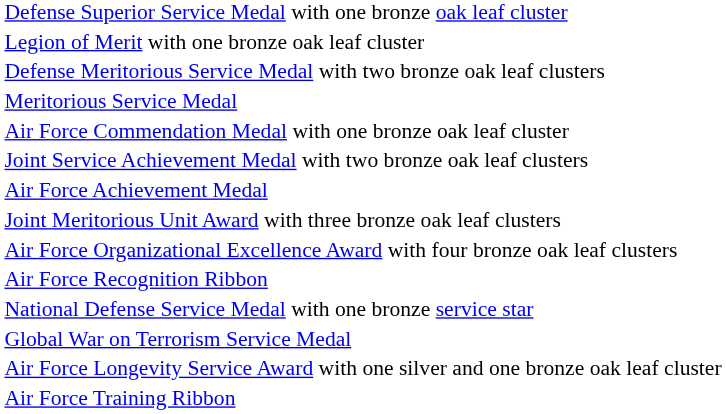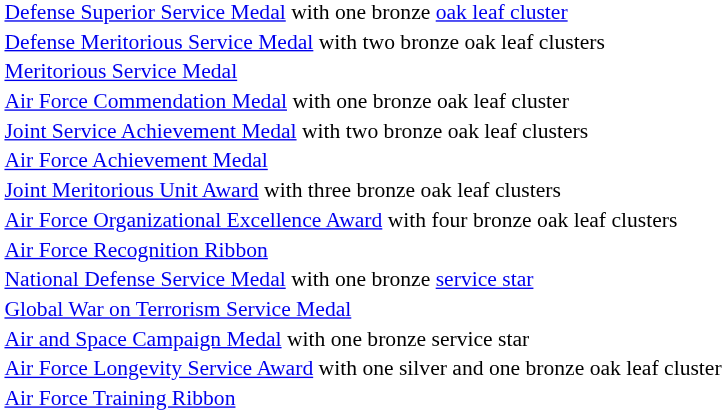- row: (214, 41)
+ row: (267, 338)
